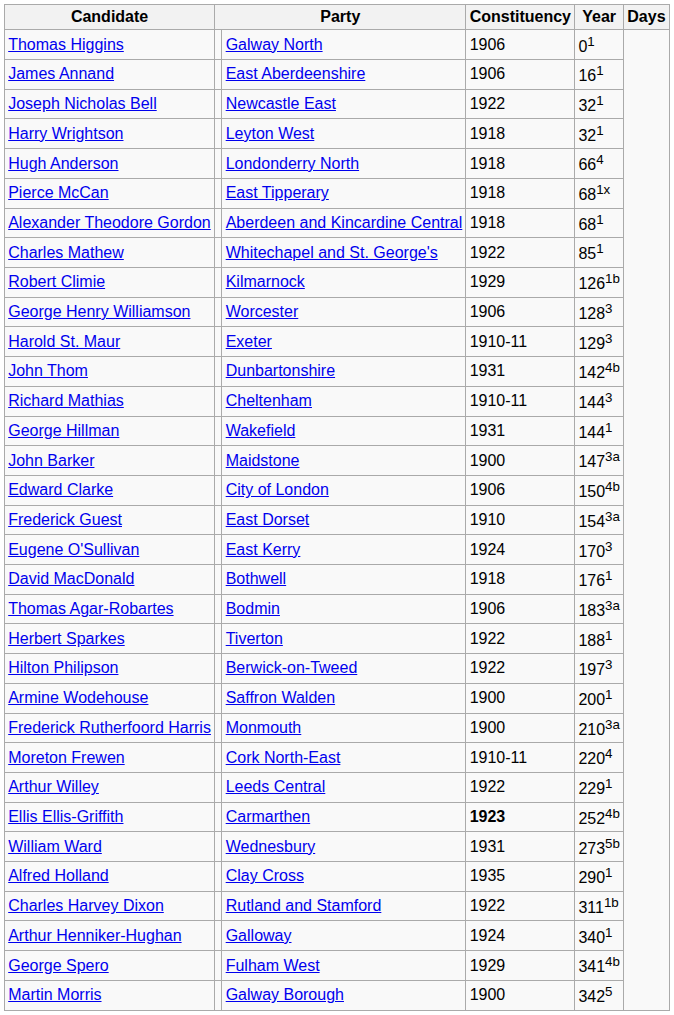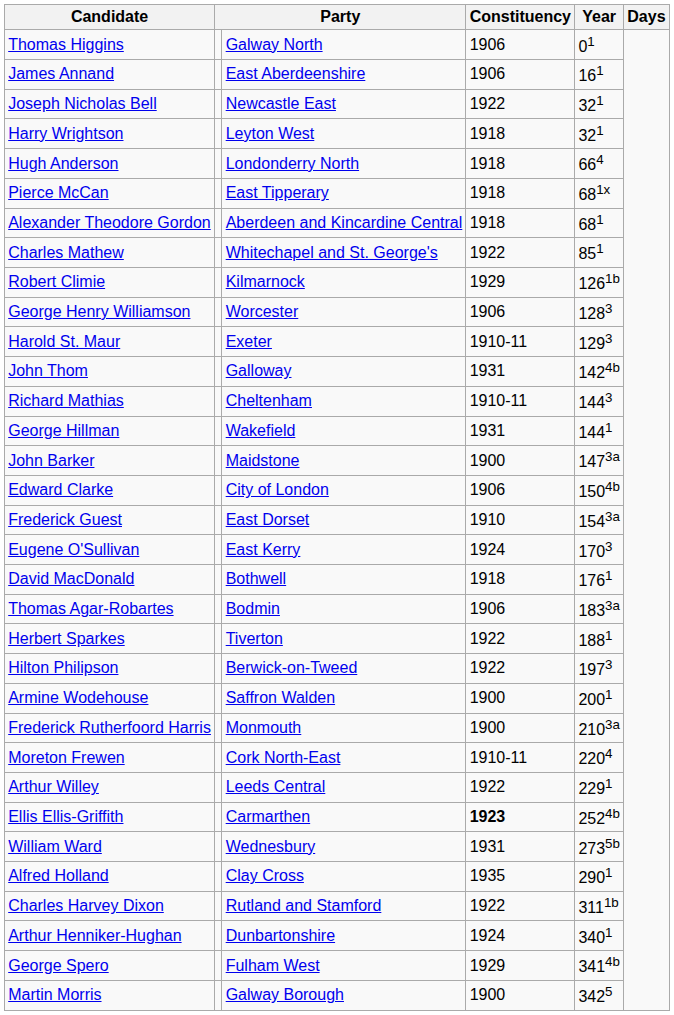(280, 371) Dunbartonshire -> (259, 371) Galloway
(259, 935) Galloway -> (280, 935) Dunbartonshire
